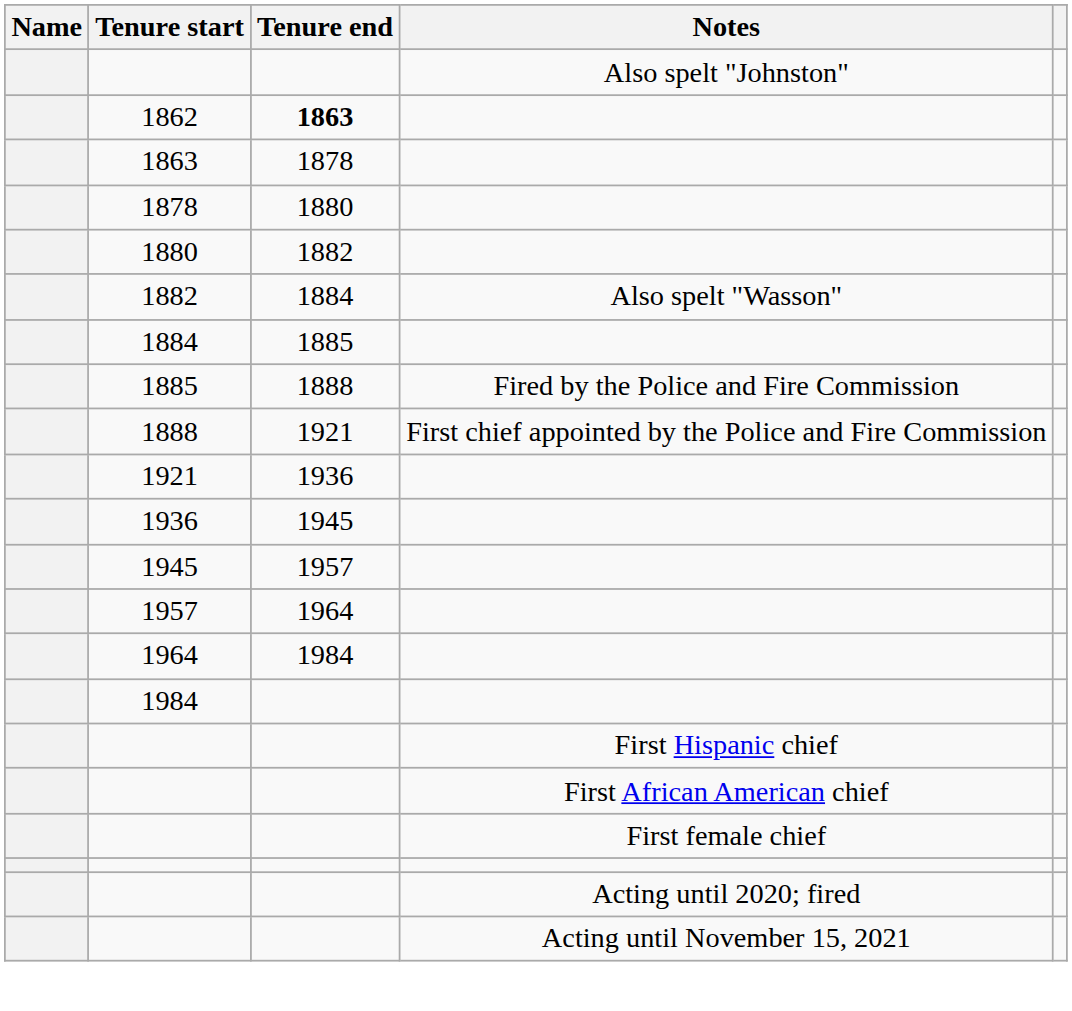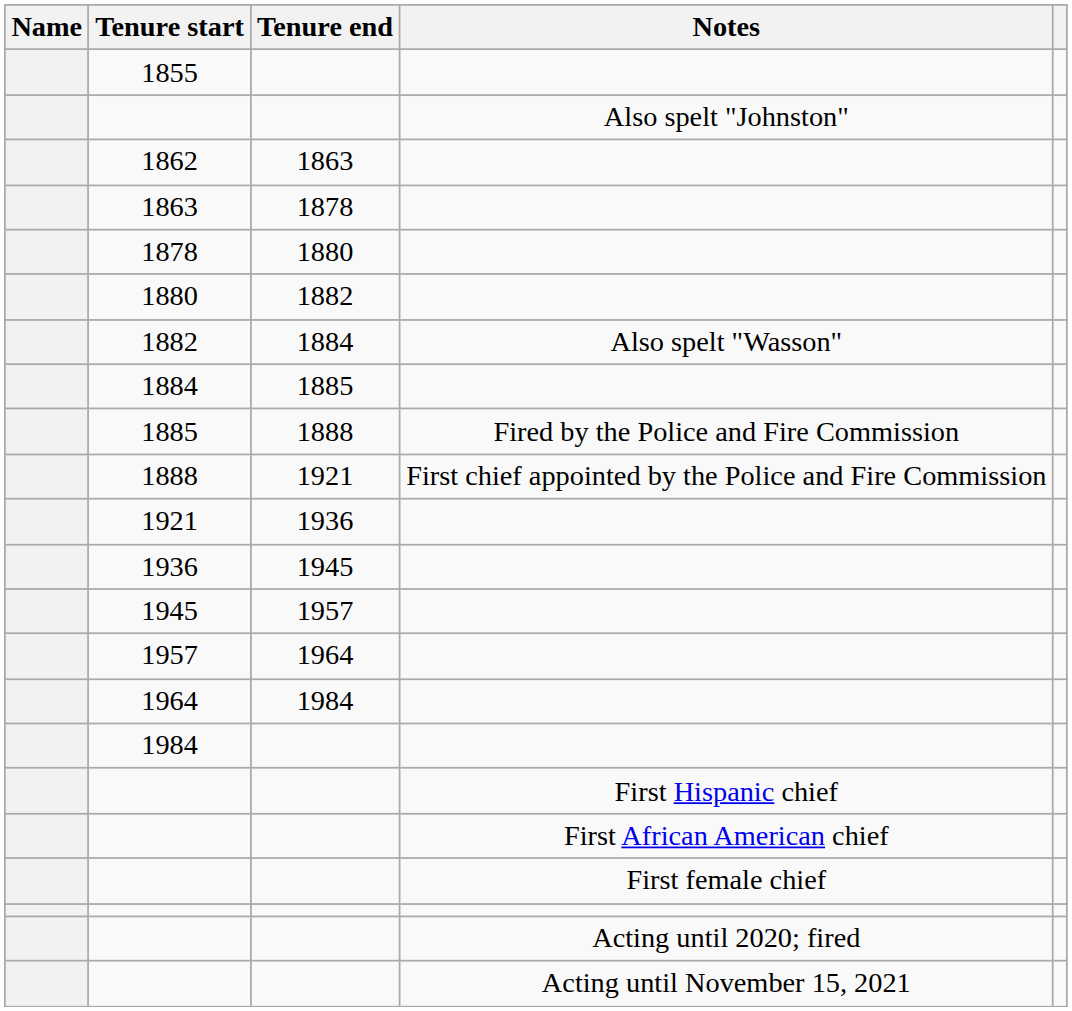+ row: (170, 71)
(325, 116) bold -> (325, 161) normal
